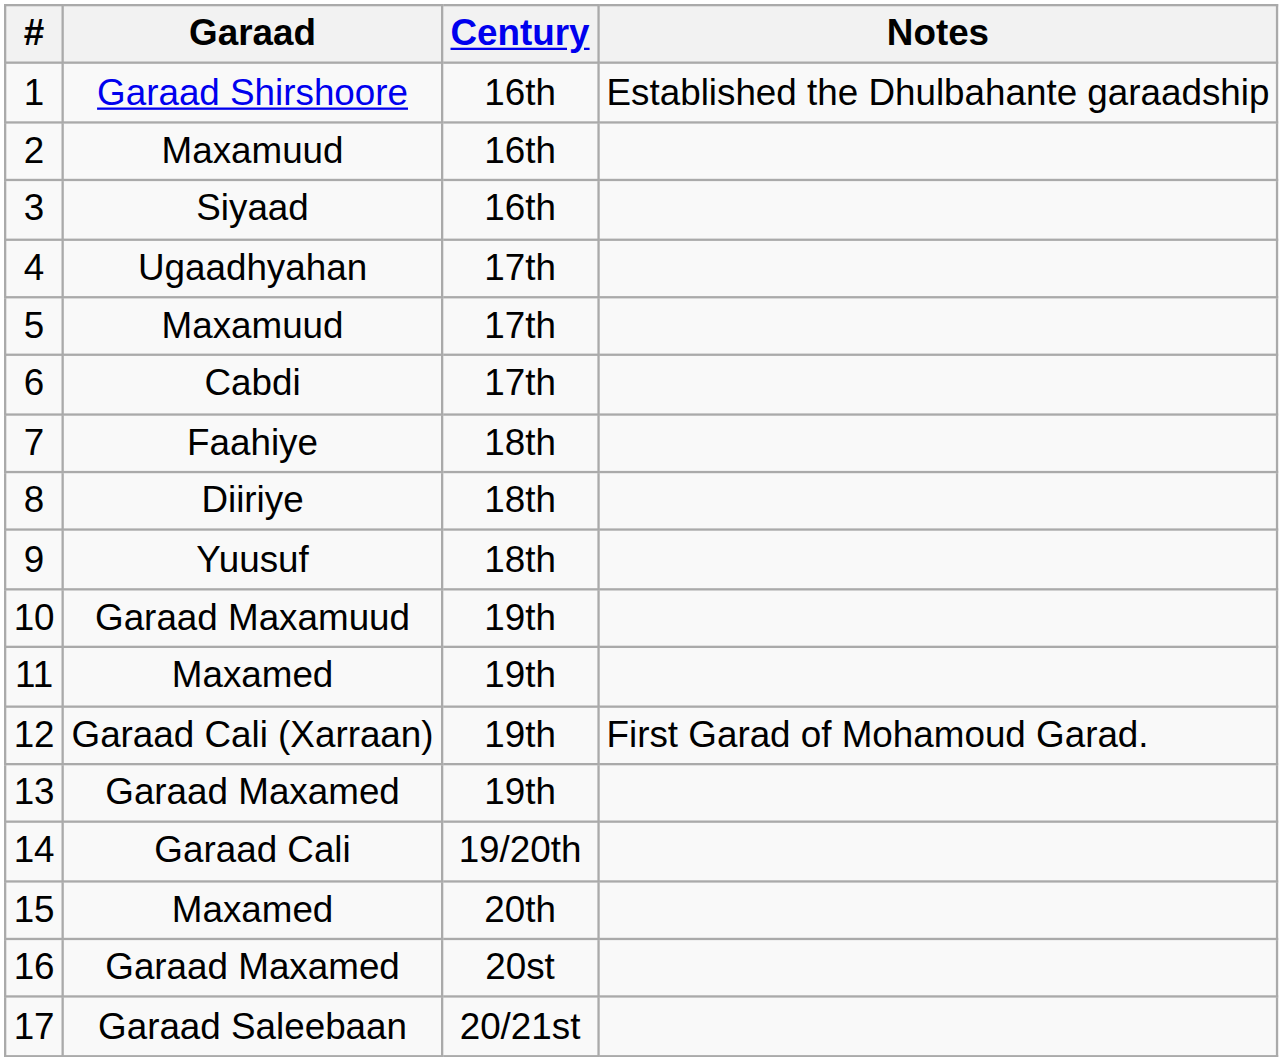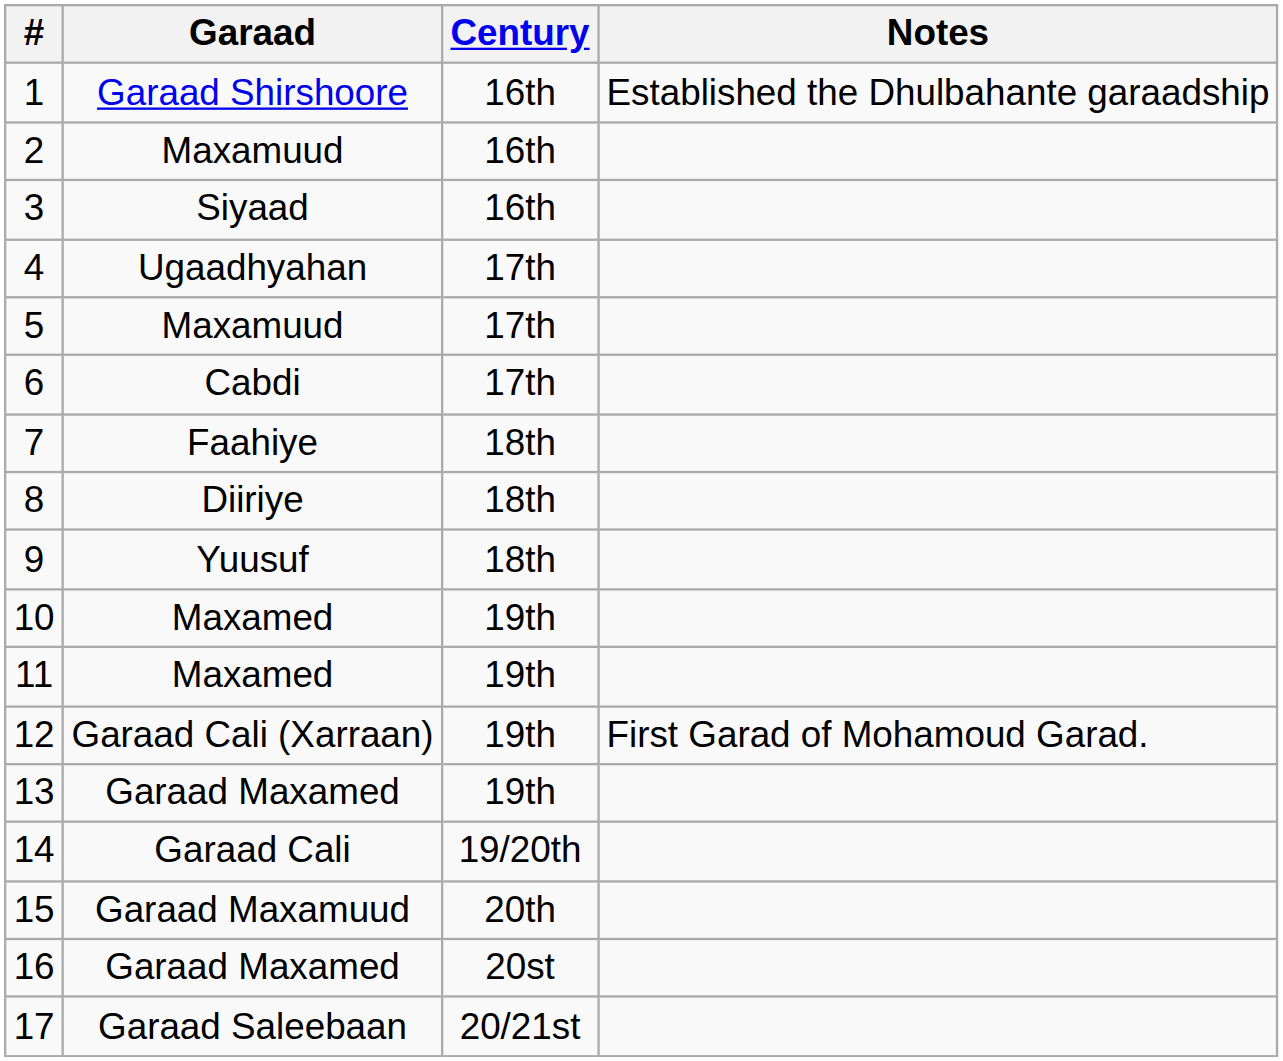(253, 617) Garaad Maxamuud -> (253, 617) Maxamed
(253, 909) Maxamed -> (253, 909) Garaad Maxamuud
